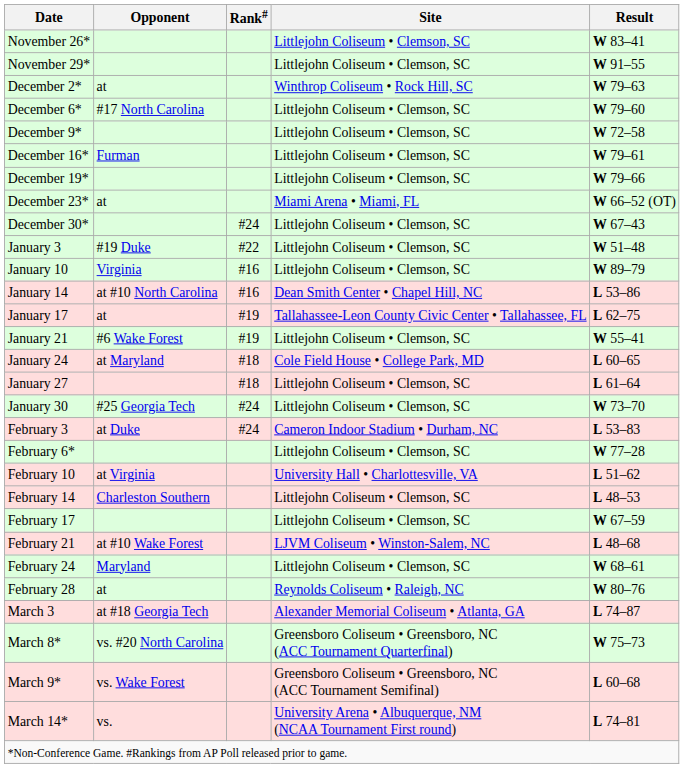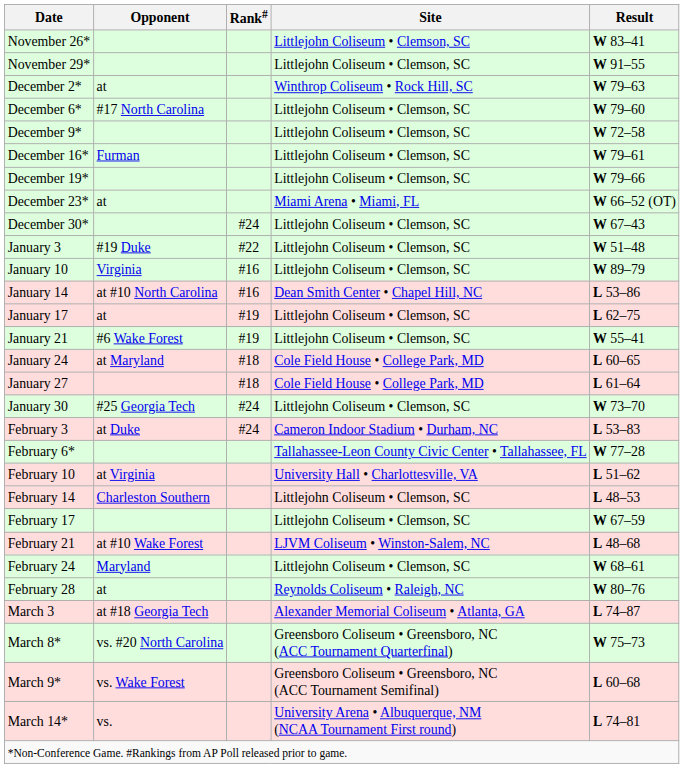(430, 315) Tallahassee-Leon County Civic Center • Tallahassee, FL -> (372, 315) Littlejohn Coliseum • Clemson, SC
(372, 383) Littlejohn Coliseum • Clemson, SC -> (379, 383) Cole Field House • College Park, MD
(372, 452) Littlejohn Coliseum • Clemson, SC -> (430, 452) Tallahassee-Leon County Civic Center • Tallahassee, FL
